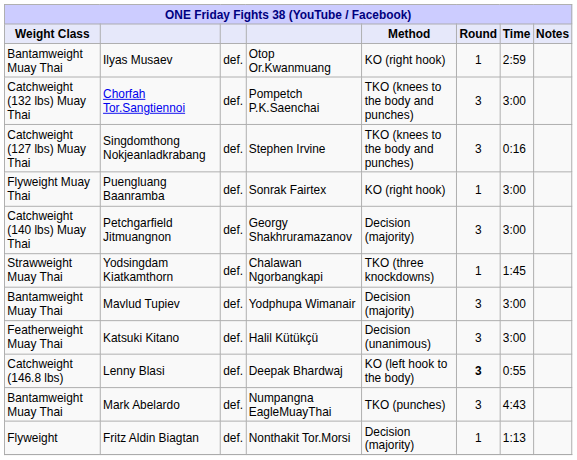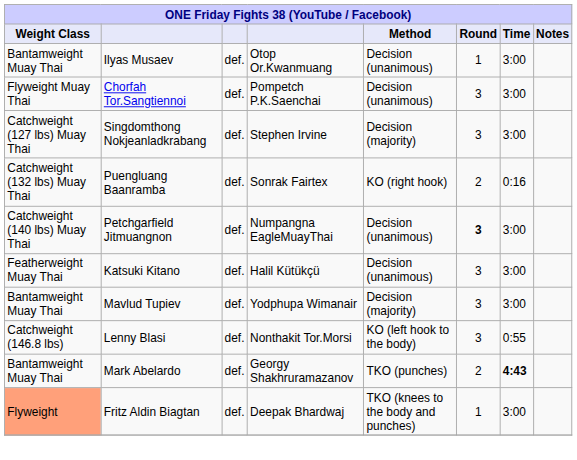(405, 60) KO (right hook) -> (400, 60) Decision (unanimous)
(514, 60) 2:59 -> (514, 60) 3:00
(47, 101) Catchweight (132 lbs) Muay Thai -> (49, 94) Flyweight Muay Thai
(403, 101) TKO (knees to the body and punches) -> (400, 94) Decision (unanimous)
(403, 148) TKO (knees to the body and punches) -> (391, 134) Decision (majority)
(514, 148) 0:16 -> (514, 134) 3:00
(49, 189) Flyweight Muay Thai -> (47, 182) Catchweight (132 lbs) Muay Thai
(478, 189) 1 -> (478, 182) 2
(514, 189) 3:00 -> (514, 182) 0:16
(300, 229) Georgy Shakhruramazanov -> (291, 229) Numpangna EagleMuayThai
(389, 229) Decision (majority) -> (400, 229) Decision (unanimous)
(478, 229) normal -> (478, 229) bold
- row: (138, 270)
rows swapped: (141, 304) <-> (141, 337)
(296, 371) Deepak Bhardwaj -> (301, 337) Nonthakit Tor.Morsi
(478, 371) bold -> (478, 337) normal
(290, 404) Numpangna EagleMuayThai -> (302, 371) Georgy Shakhruramazanov
(478, 404) 3 -> (478, 371) 2
(514, 404) normal -> (515, 371) bold
(32, 438) no background -> (32, 411) lightsalmon background
(300, 438) Nonthakit Tor.Morsi -> (297, 411) Deepak Bhardwaj
(389, 438) Decision (majority) -> (405, 411) TKO (knees to the body and punches)
(514, 438) 1:13 -> (514, 411) 3:00
